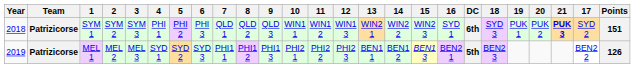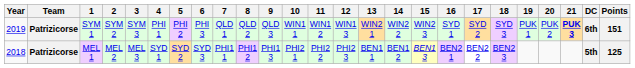columns swapped: (586, 11) <-> (473, 11)
(16, 29) 2018 -> (16, 29) 2019
(16, 52) 2019 -> (16, 52) 2018
(615, 52) 126 -> (615, 52) 125
